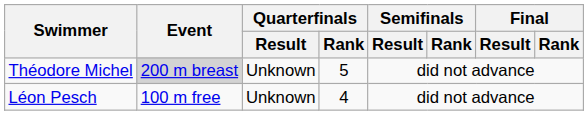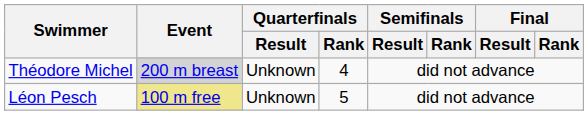(344, 71) 5 -> (344, 71) 4
(181, 97) no background -> (181, 97) khaki background
(344, 97) 4 -> (344, 97) 5
